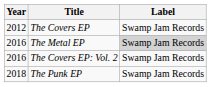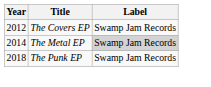(16, 43) 2016 -> (16, 43) 2014
- row: (74, 58)
